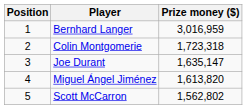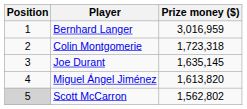(200, 63) 1,635,147 -> (200, 63) 1,635,145
(28, 96) no background -> (28, 96) lightgrey background
